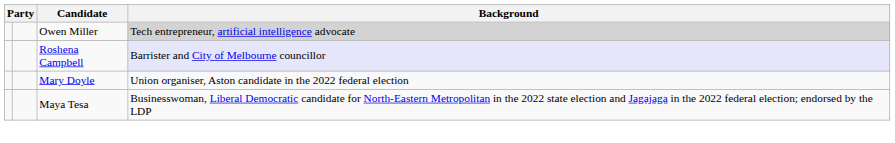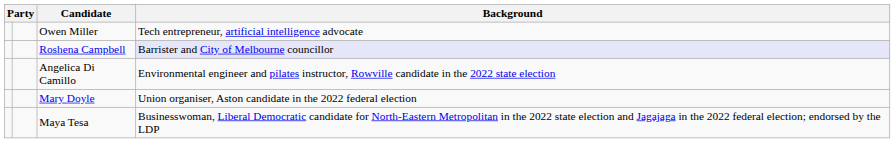(243, 31) lightgrey background -> (251, 31) no background
+ row: (67, 73)
